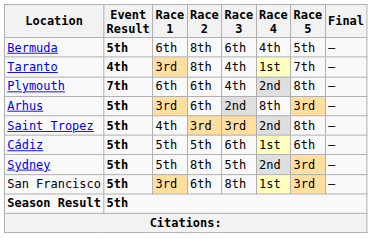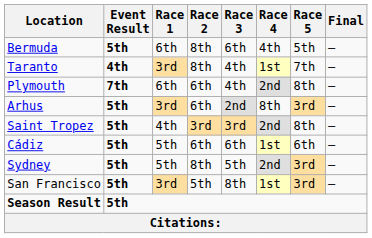(201, 145) 5th -> (201, 145) 6th
(201, 184) 6th -> (201, 184) 5th
